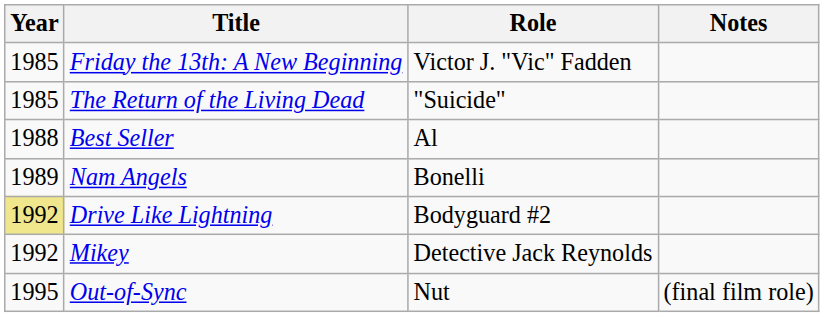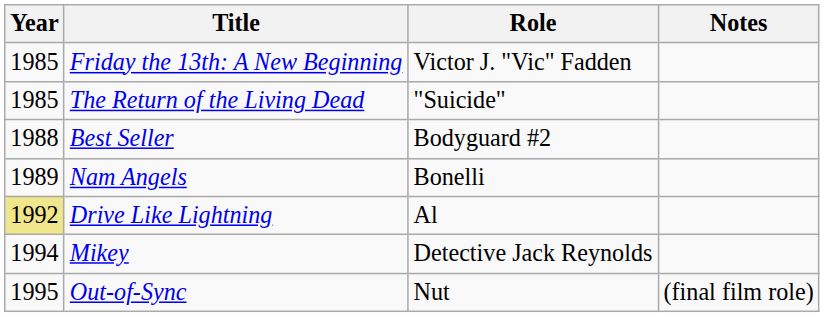(426, 138) Al -> (482, 138) Bodyguard #2
(482, 215) Bodyguard #2 -> (426, 215) Al
(34, 253) 1992 -> (34, 253) 1994
